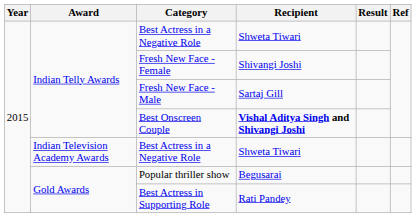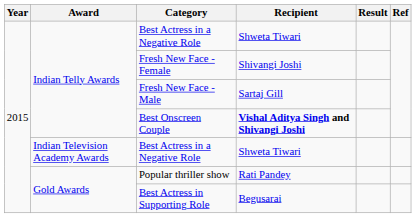(260, 175) Begusarai -> (265, 175) Rati Pandey
(265, 198) Rati Pandey -> (260, 198) Begusarai
